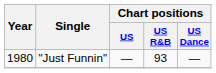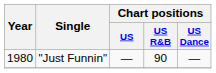(160, 58) 93 -> (160, 58) 90
